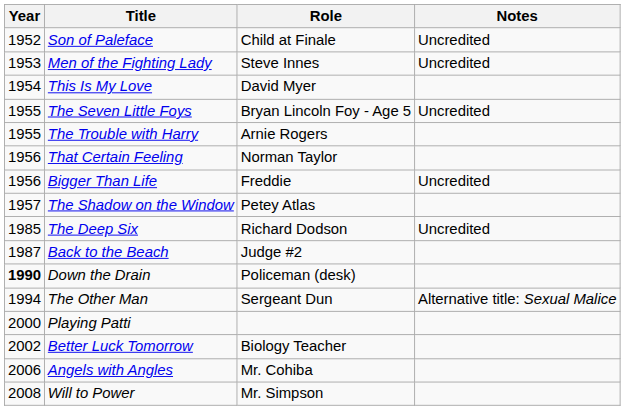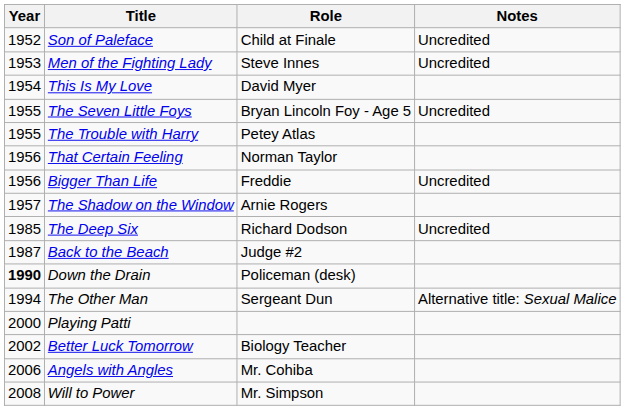(284, 134) Arnie Rogers -> (278, 134) Petey Atlas
(278, 205) Petey Atlas -> (284, 205) Arnie Rogers
